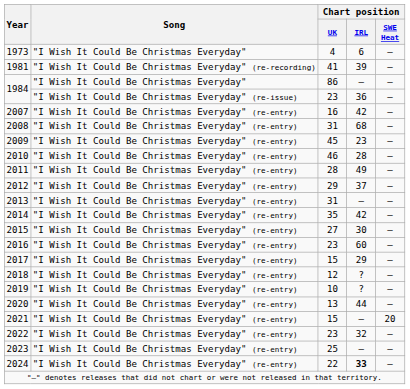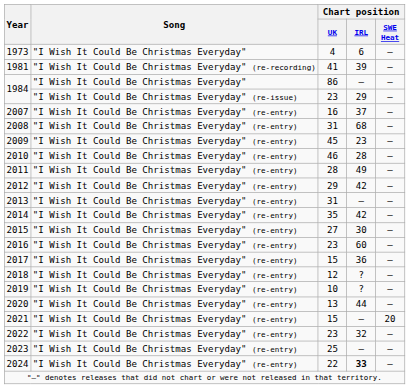(361, 96) 36 -> (361, 96) 29
(361, 111) 42 -> (361, 111) 37
(361, 185) 37 -> (361, 185) 42
(361, 260) 29 -> (361, 260) 36
